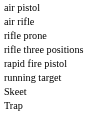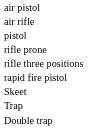+ row: (15, 36)
- row: (33, 78)
+ row: (28, 120)
